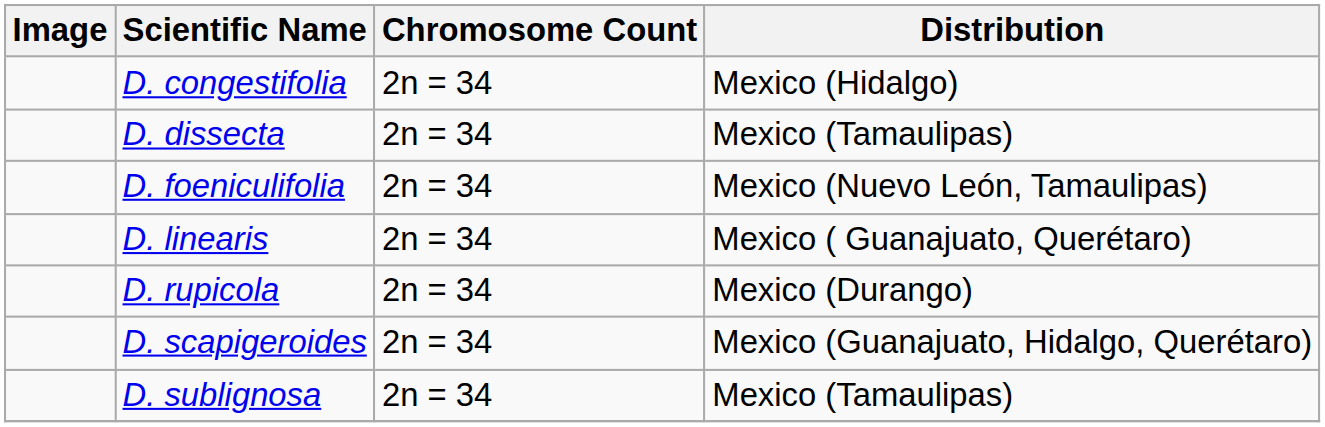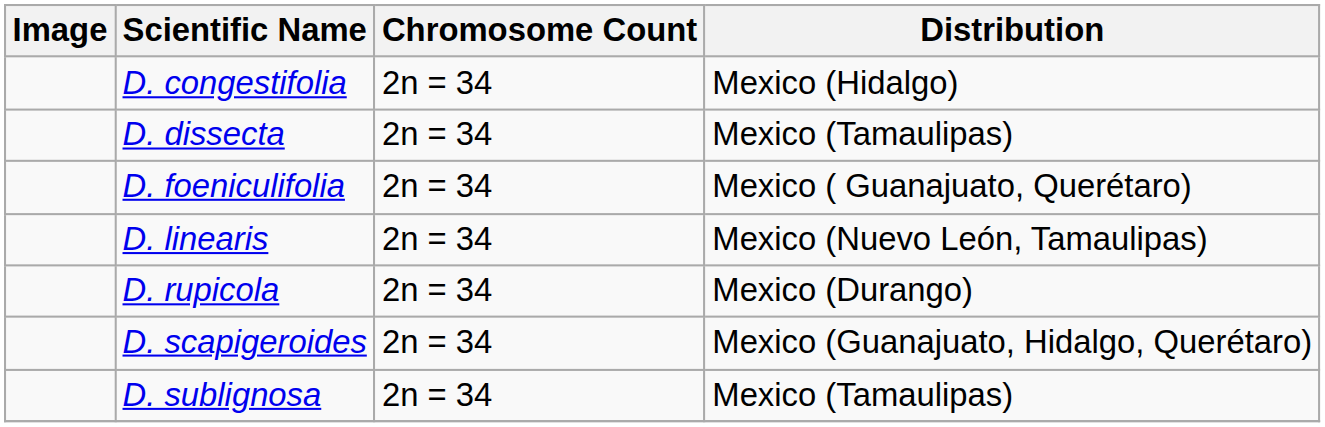(960, 186) Mexico (Nuevo León, Tamaulipas) -> (952, 186) Mexico ( Guanajuato, Querétaro)
(952, 238) Mexico ( Guanajuato, Querétaro) -> (960, 238) Mexico (Nuevo León, Tamaulipas)
